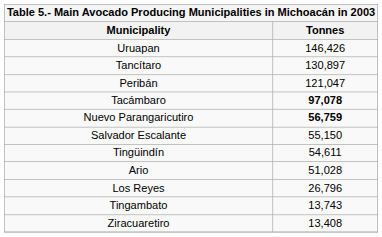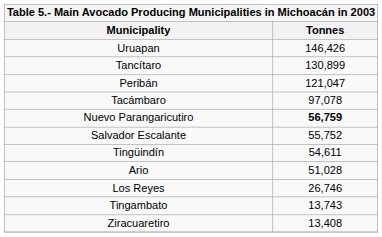(325, 65) 130,897 -> (325, 65) 130,899
(325, 100) bold -> (325, 100) normal
(325, 135) 55,150 -> (325, 135) 55,752
(325, 188) 26,796 -> (325, 188) 26,746
